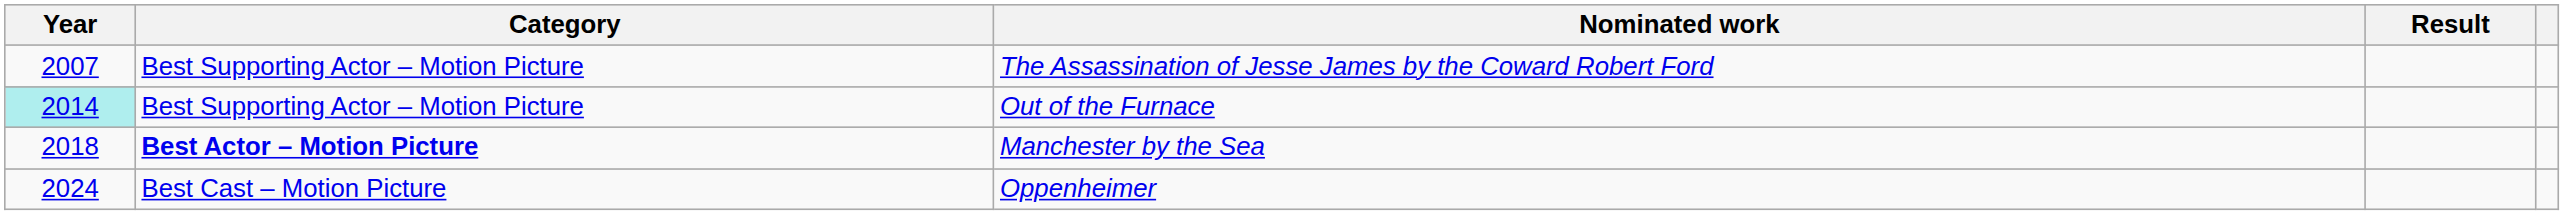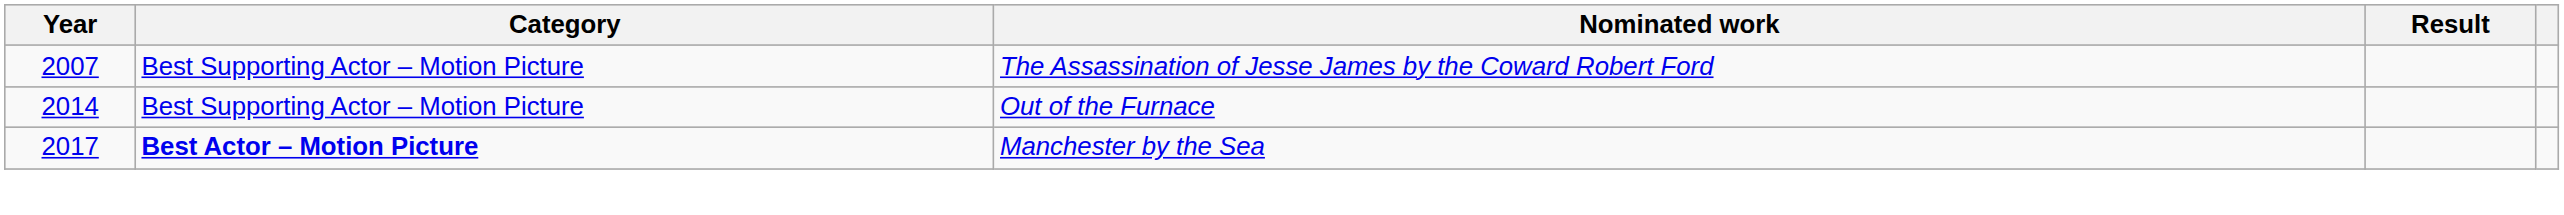(70, 106) paleturquoise background -> (70, 106) no background
(70, 147) 2018 -> (70, 147) 2017
- row: (1078, 188)
